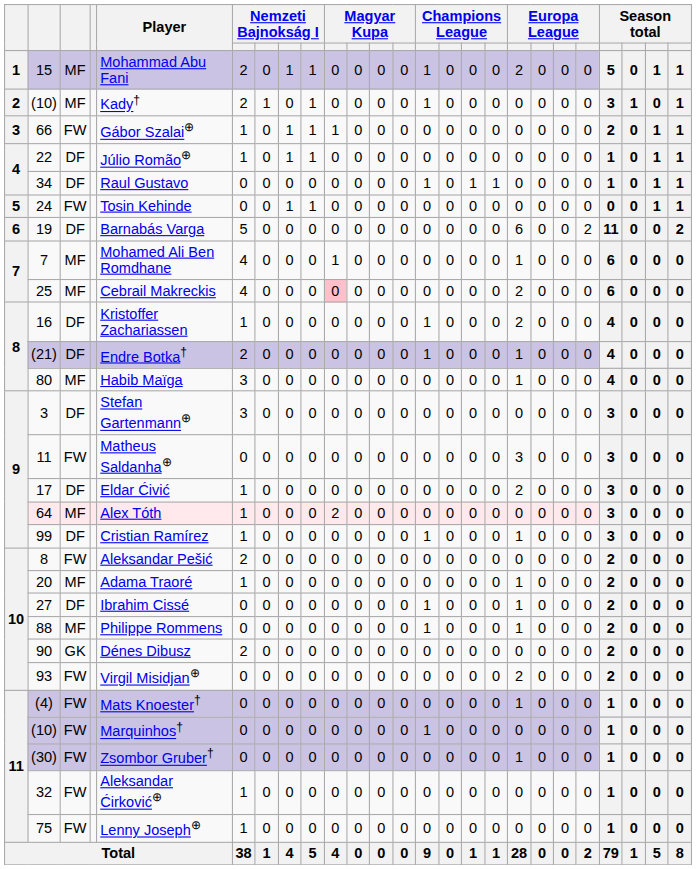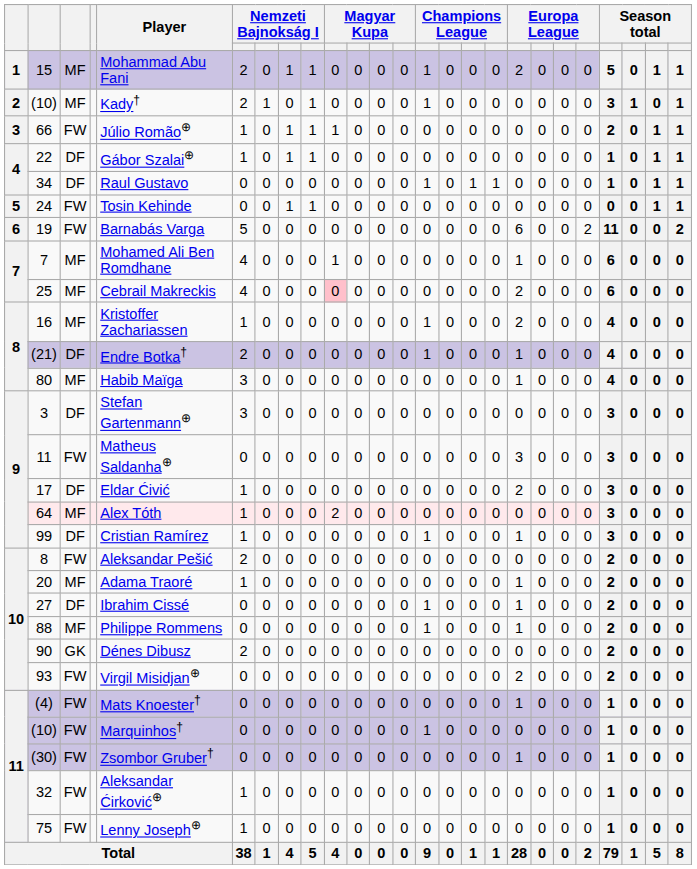(147, 130) Gábor Szalai⊕ -> (145, 130) Júlio Romão⊕
(145, 158) Júlio Romão⊕ -> (147, 158) Gábor Szalai⊕
(75, 229) DF -> (75, 229) FW
(75, 322) DF -> (75, 322) MF
